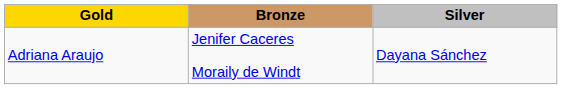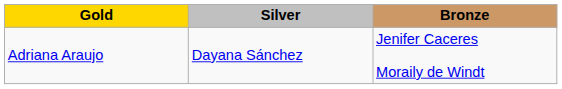columns swapped: (465, 16) <-> (281, 16)
